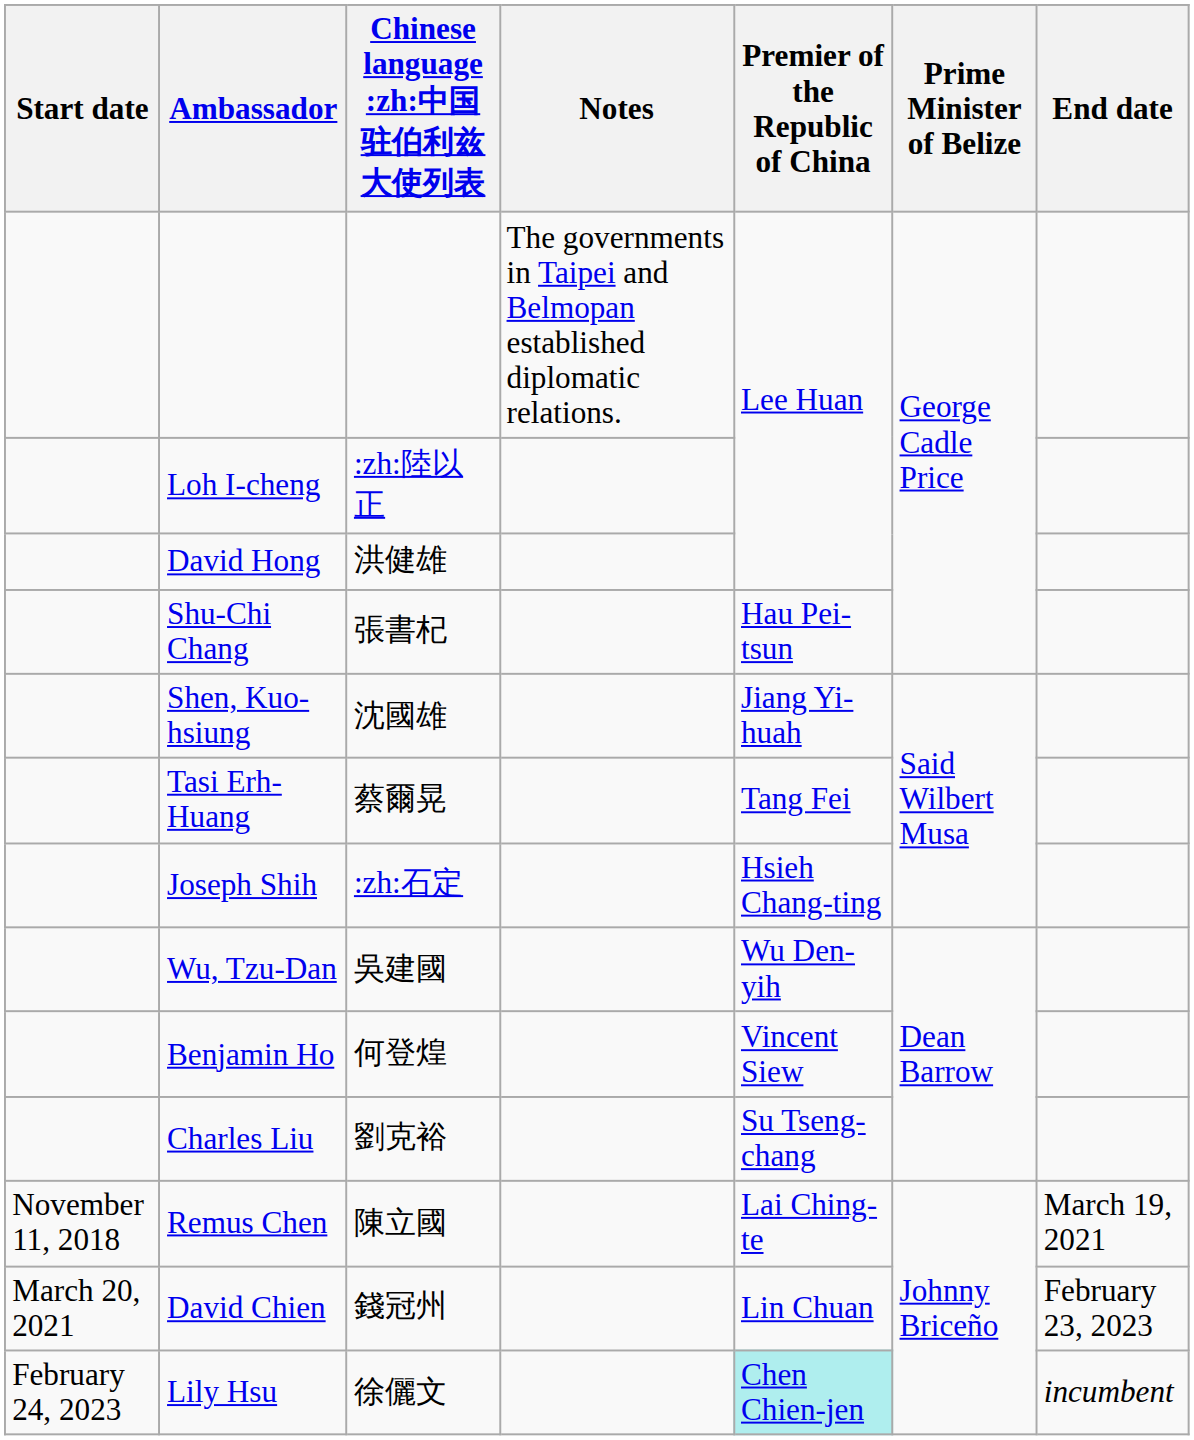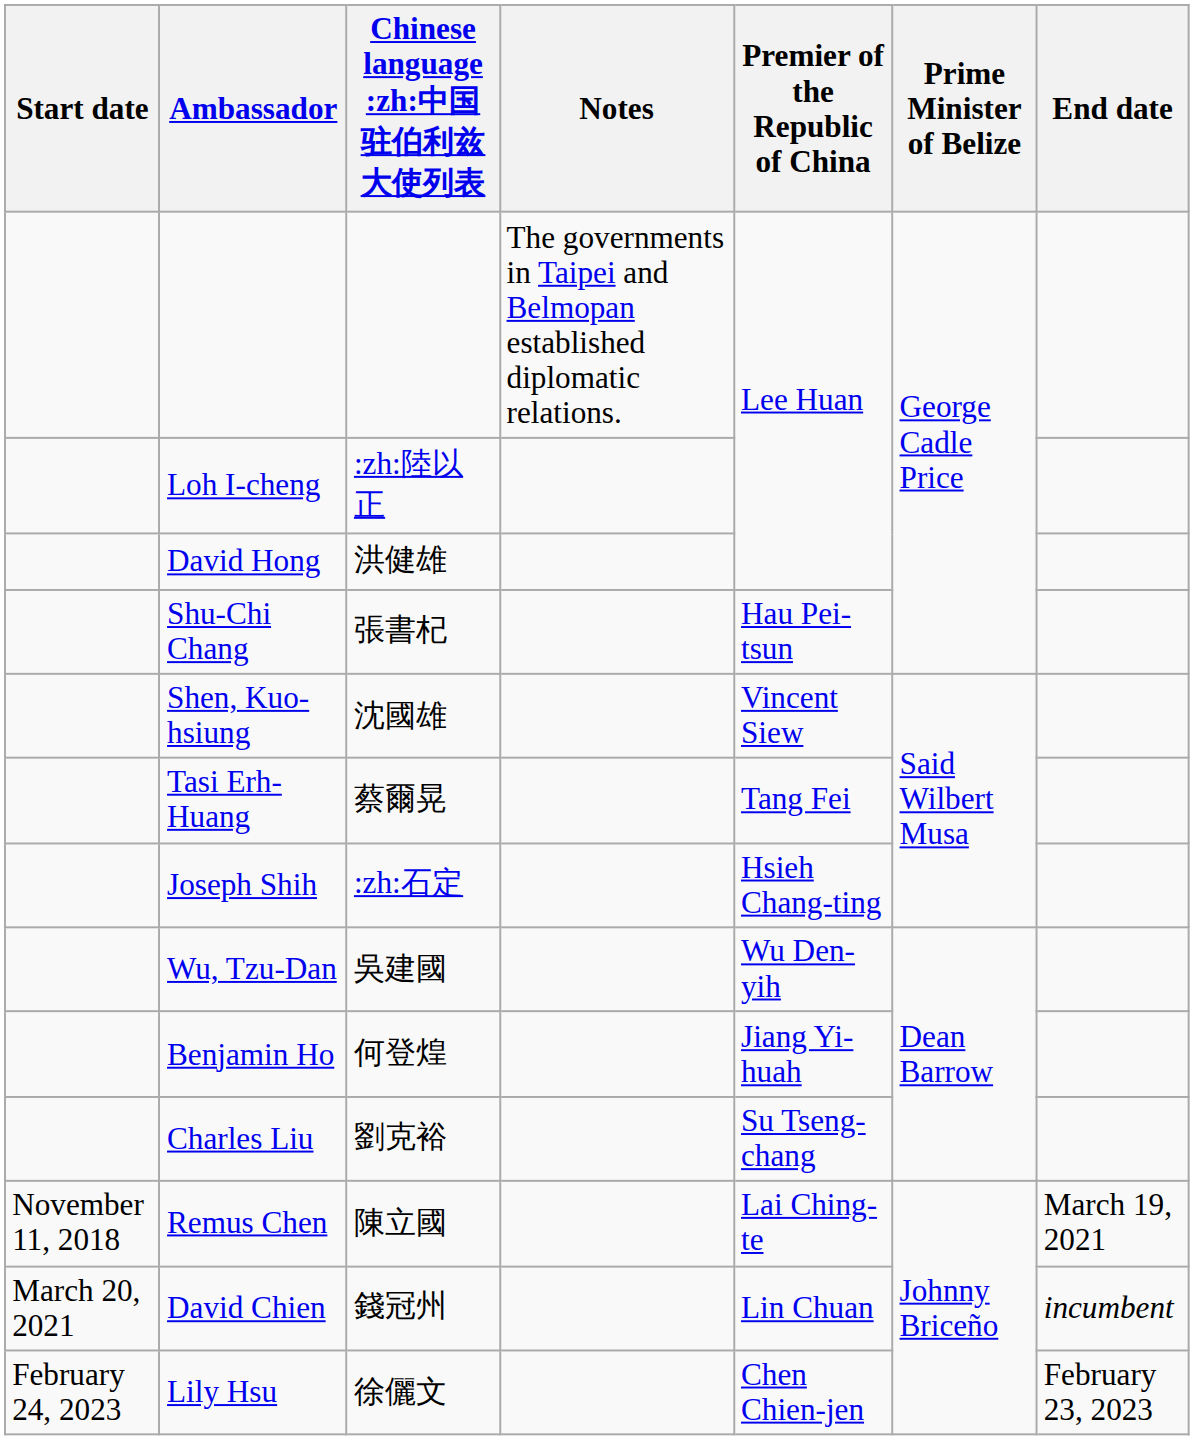(797, 715) Jiang Yi-huah -> (789, 715) Vincent Siew
(789, 1053) Vincent Siew -> (797, 1053) Jiang Yi-huah
(1100, 1307) February 23, 2023 -> (1109, 1307) incumbent
(803, 1392) paleturquoise background -> (803, 1392) no background
(1109, 1392) incumbent -> (1100, 1392) February 23, 2023
